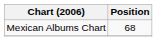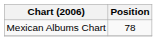(130, 28) 68 -> (130, 28) 78
